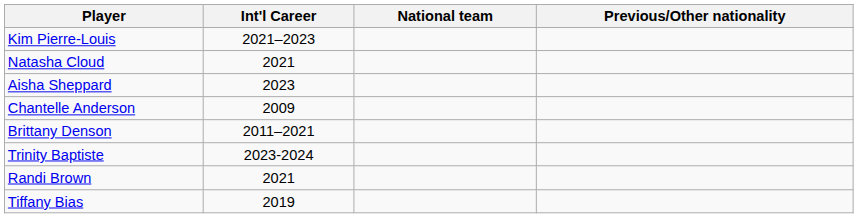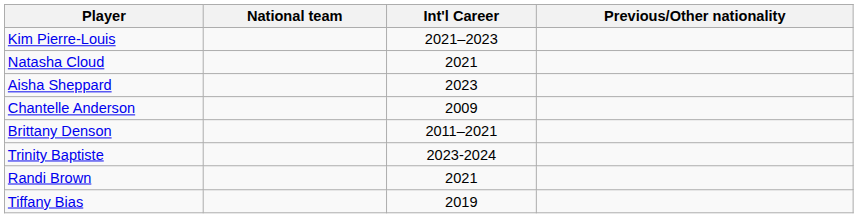columns swapped: (279, 16) <-> (445, 16)
